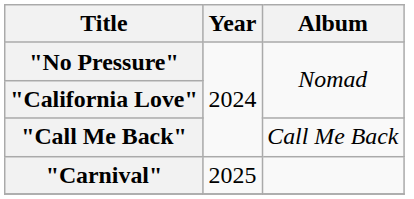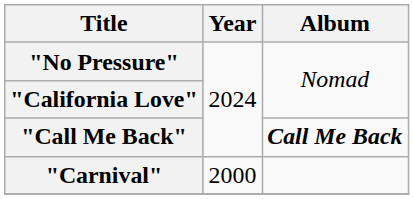(333, 136) normal -> (335, 136) bold
(232, 174) 2025 -> (232, 174) 2000
